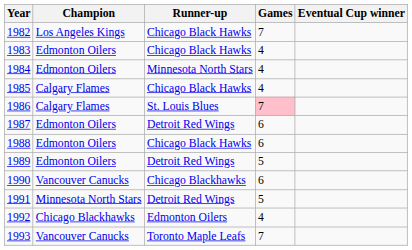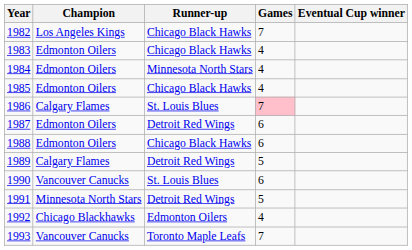(73, 87) Calgary Flames -> (76, 87) Edmonton Oilers
(76, 161) Edmonton Oilers -> (73, 161) Calgary Flames
(196, 180) Chicago Blackhawks -> (183, 180) St. Louis Blues
